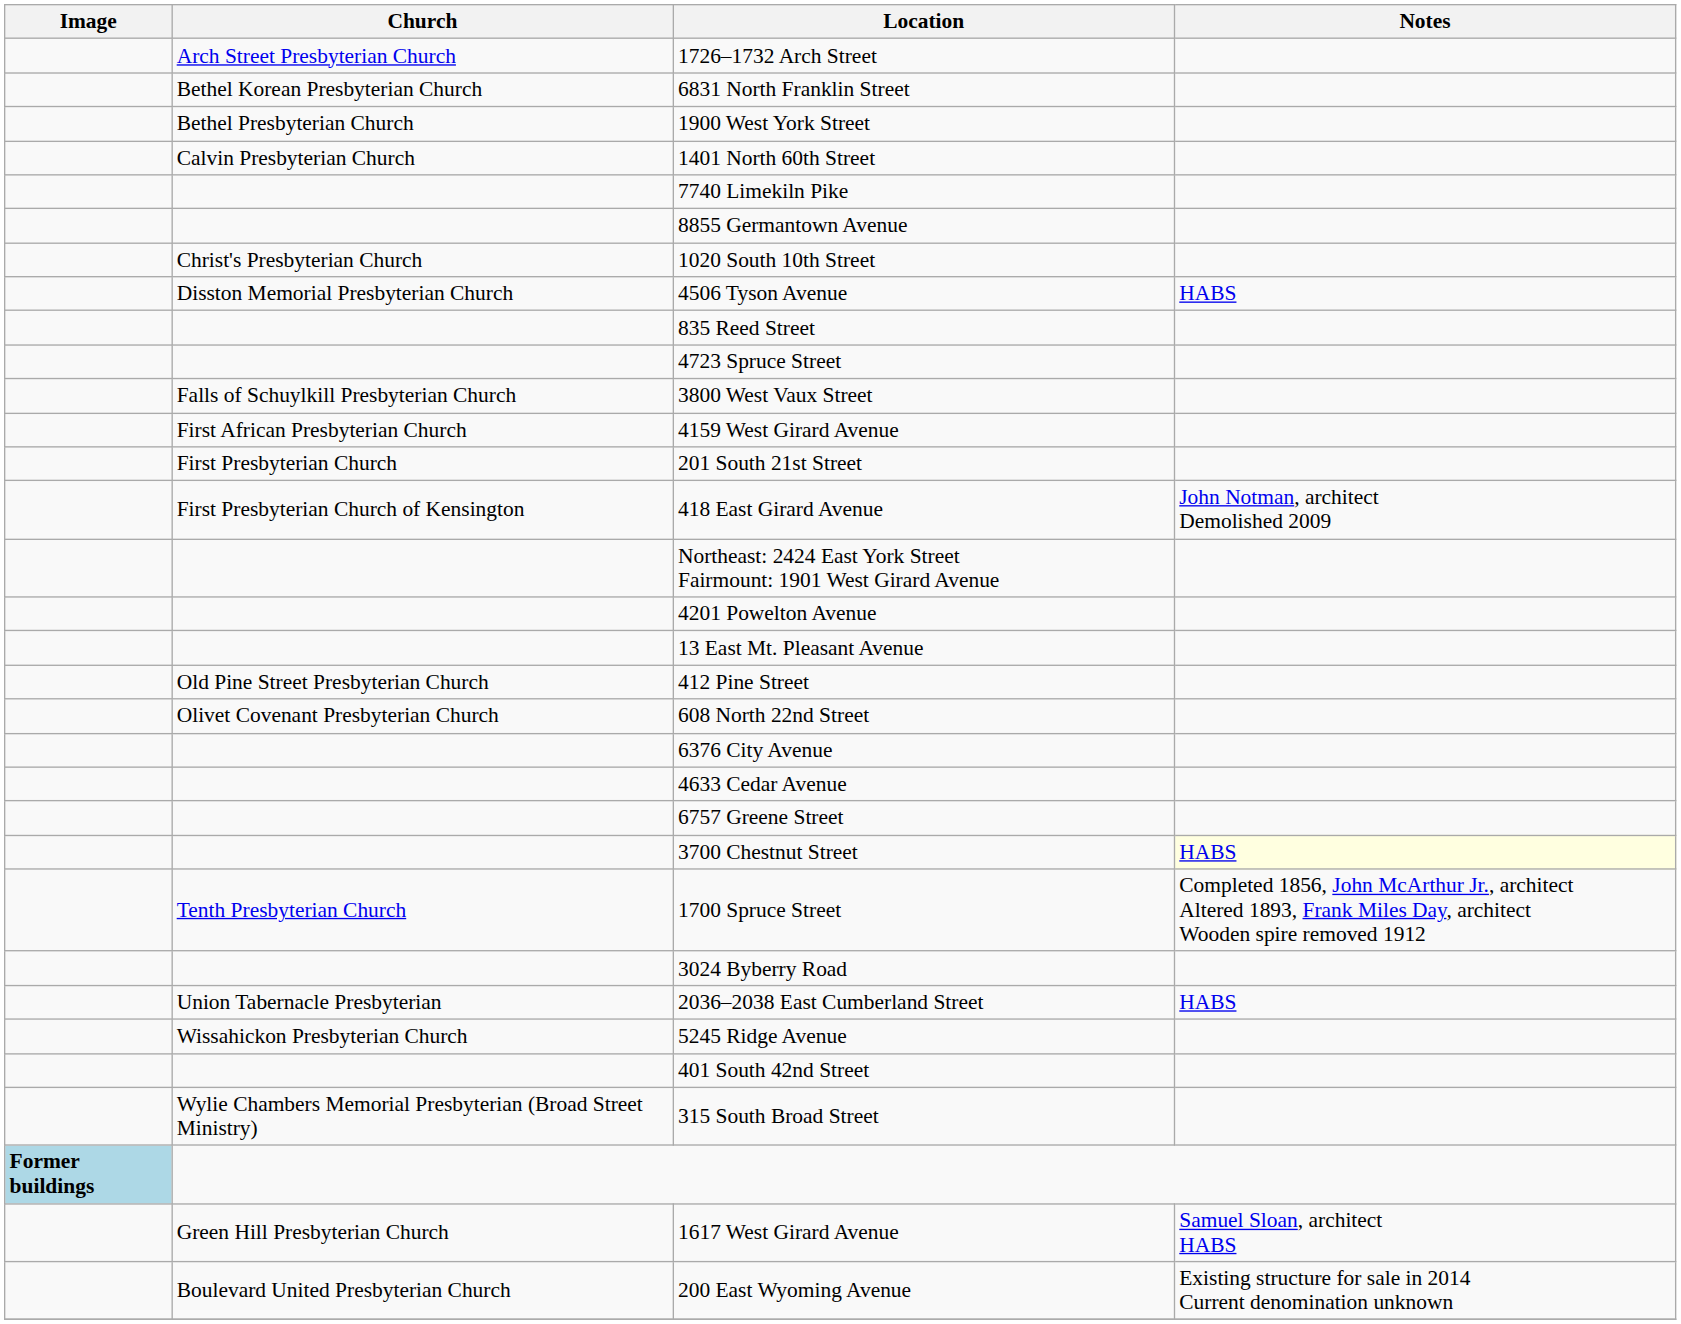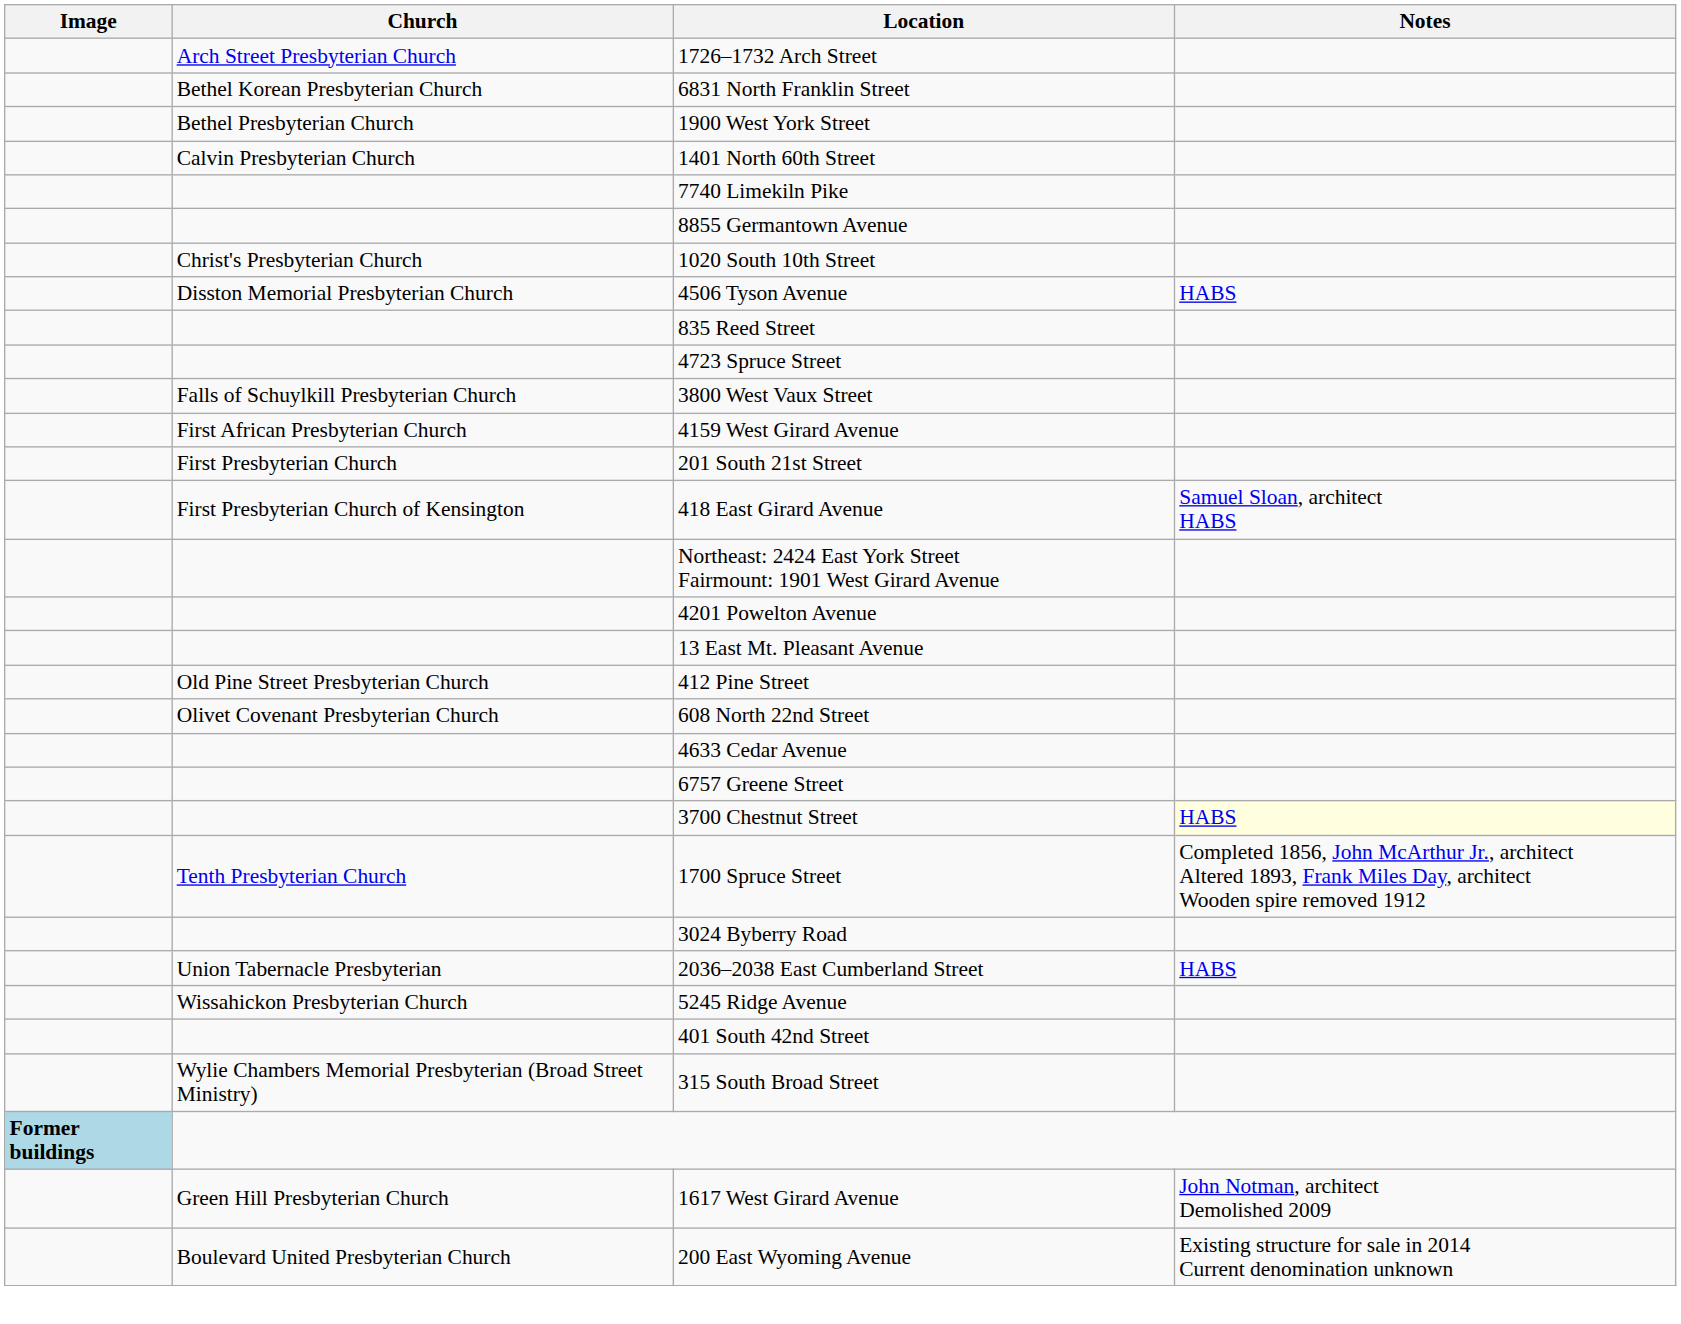(1279, 509) John Notman, architect Demolished 2009 -> (1281, 509) Samuel Sloan, architect HABS
- row: (422, 750)
(1281, 1232) Samuel Sloan, architect HABS -> (1279, 1198) John Notman, architect Demolished 2009
